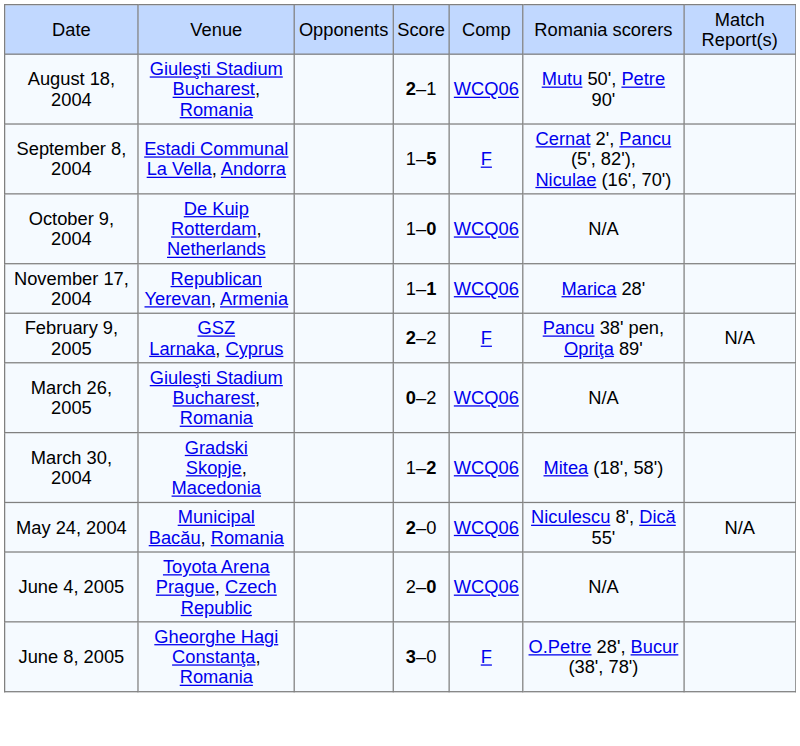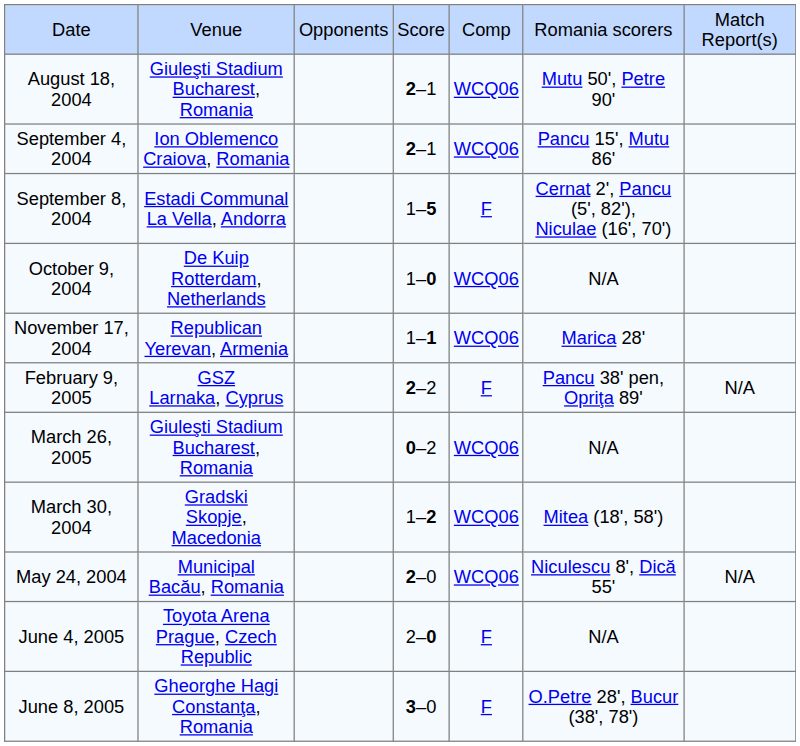+ row: (71, 149)
(486, 587) WCQ06 -> (486, 636) F
